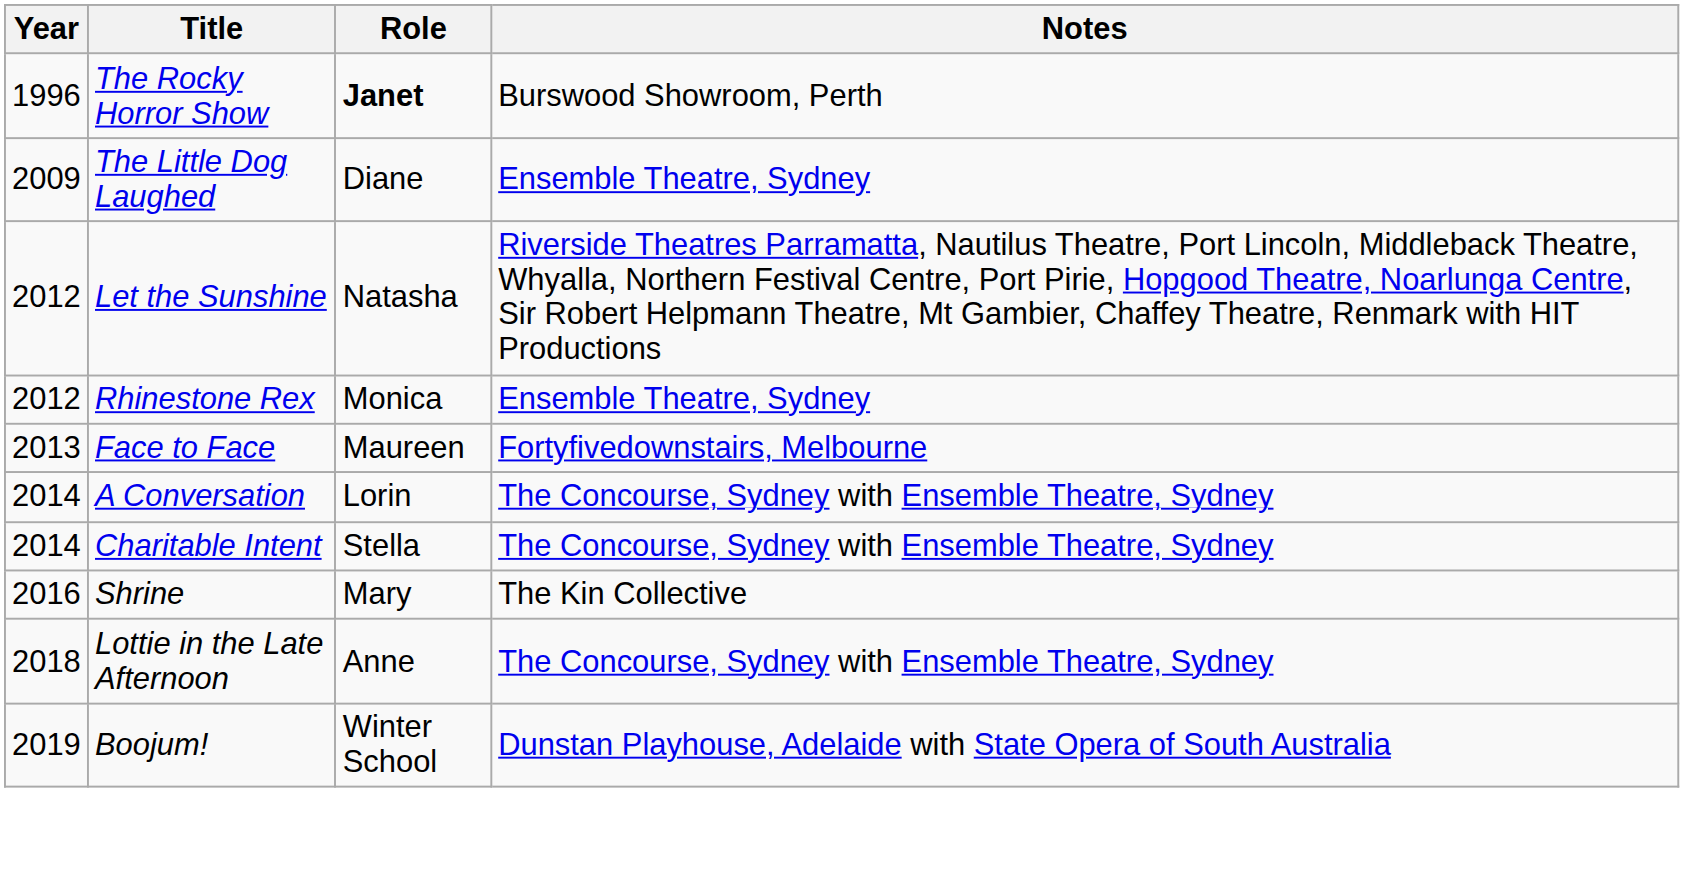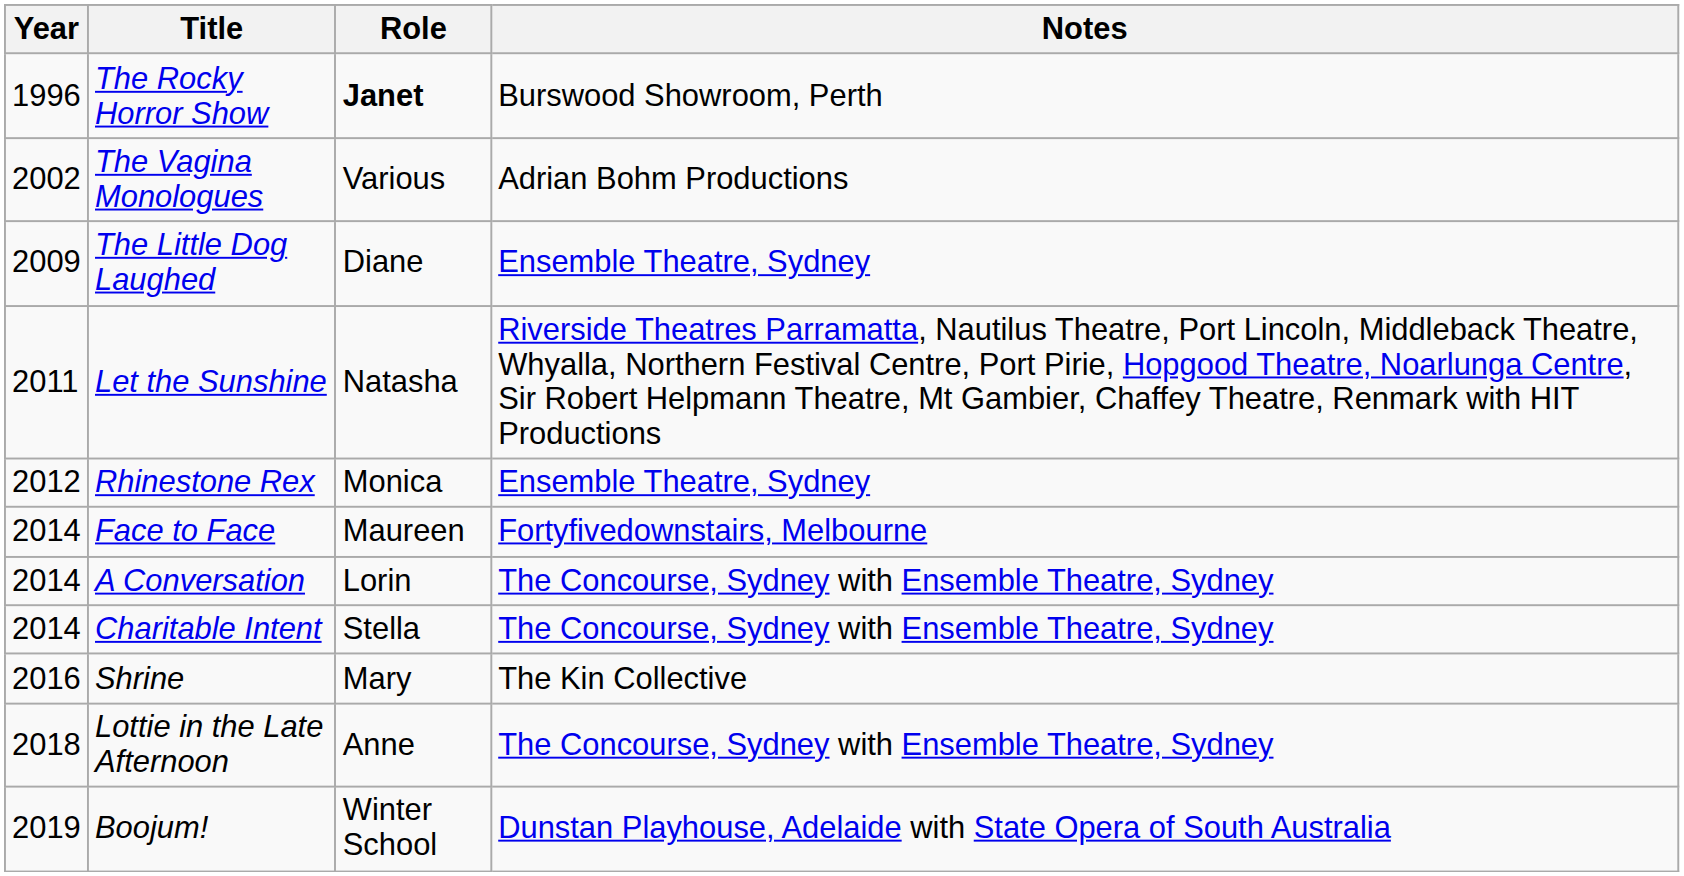+ row: (179, 179)
(46, 297) 2012 -> (45, 381) 2011
(46, 447) 2013 -> (46, 531) 2014
